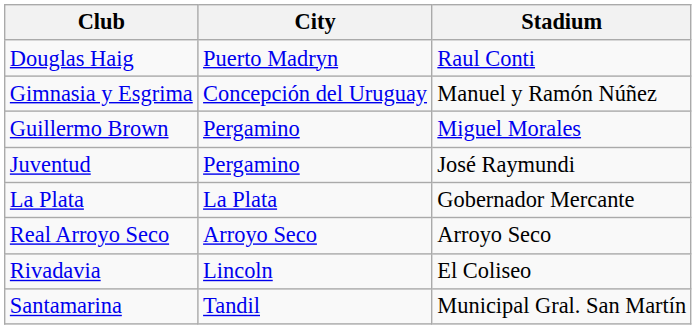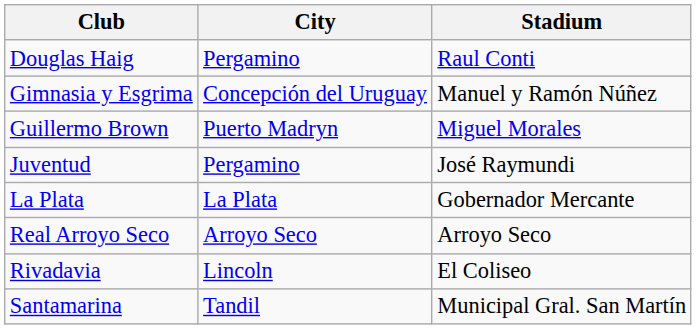(271, 57) Puerto Madryn -> (251, 57) Pergamino
(251, 128) Pergamino -> (271, 128) Puerto Madryn
